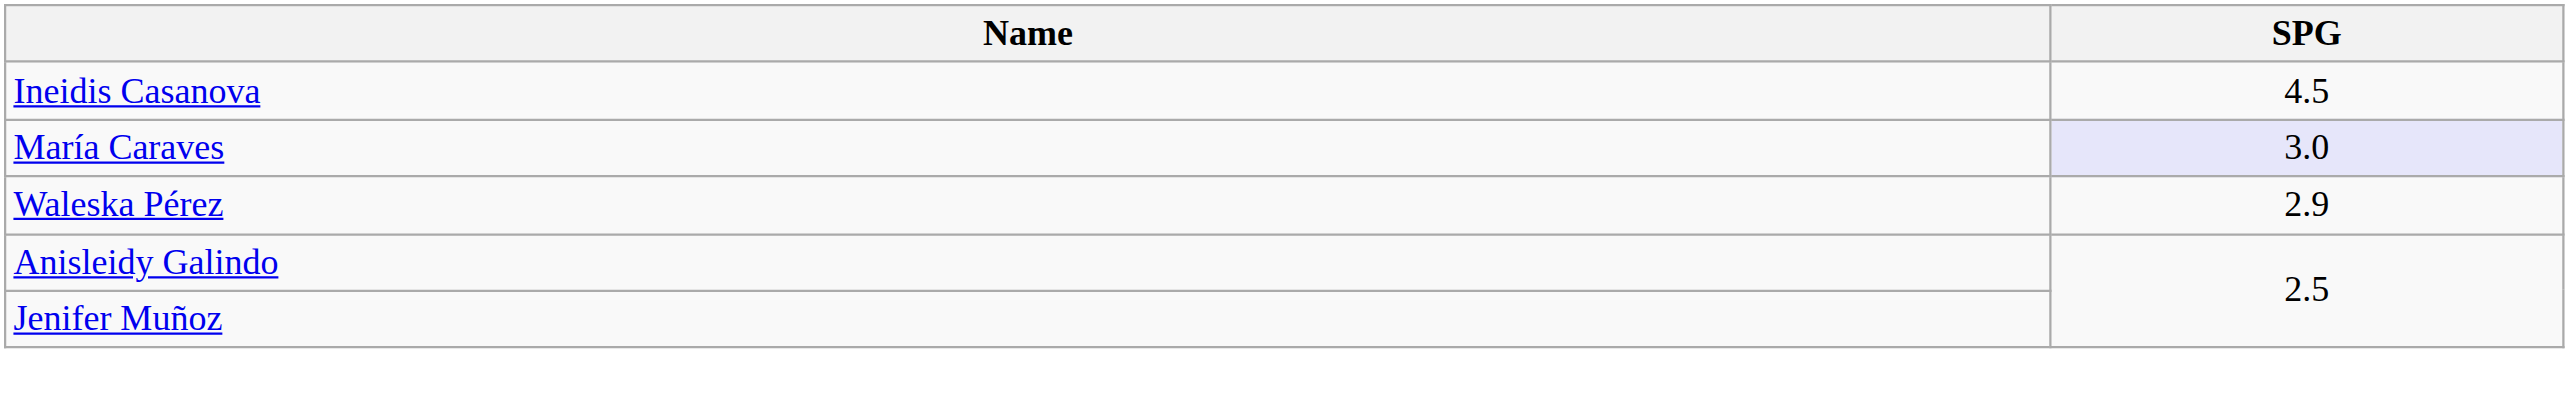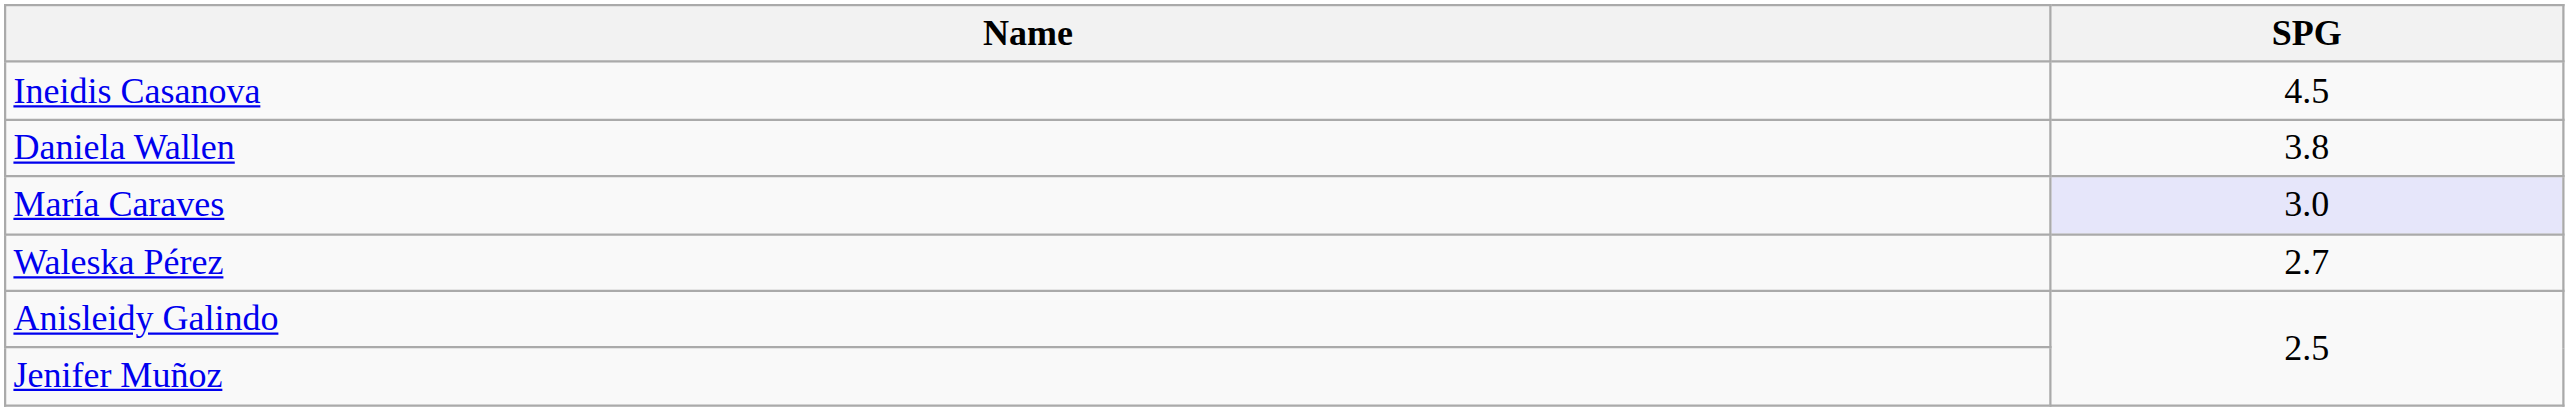+ row: (124, 147)
(2307, 204) 2.9 -> (2307, 261) 2.7
